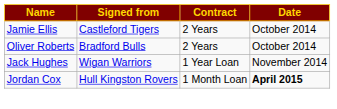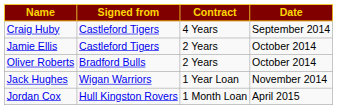+ row: (33, 29)
(277, 79) bold -> (276, 96) normal
